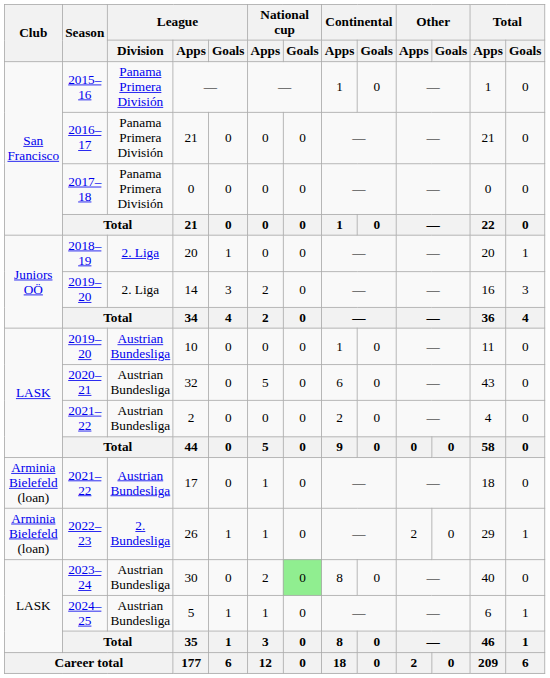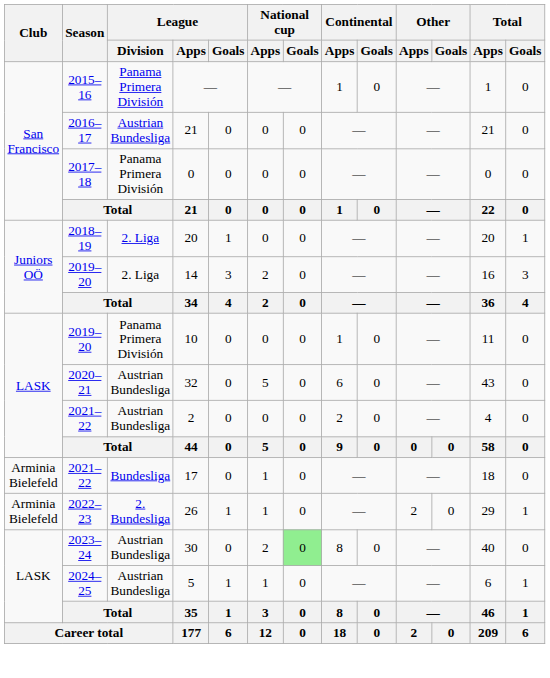(140, 137) Panama Primera División -> (140, 130) Austrian Bundesliga
(140, 346) Austrian Bundesliga -> (140, 339) Panama Primera División
(33, 483) Arminia Bielefeld (loan) -> (33, 475) Arminia Bielefeld
(140, 483) Austrian Bundesliga -> (140, 475) Bundesliga
(33, 533) Arminia Bielefeld (loan) -> (33, 511) Arminia Bielefeld
